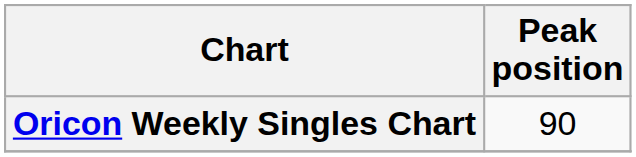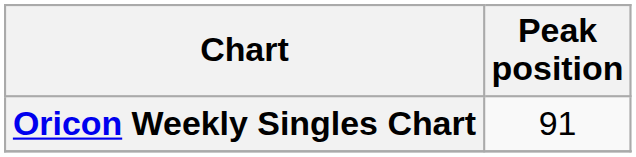(558, 123) 90 -> (558, 123) 91
